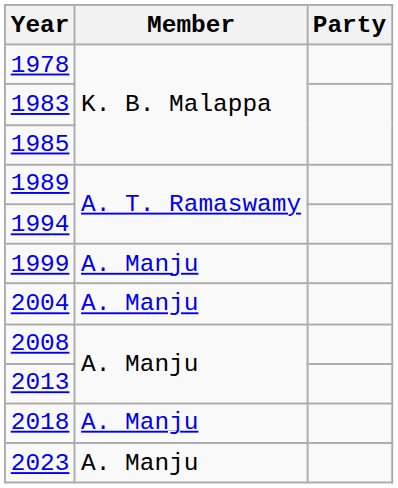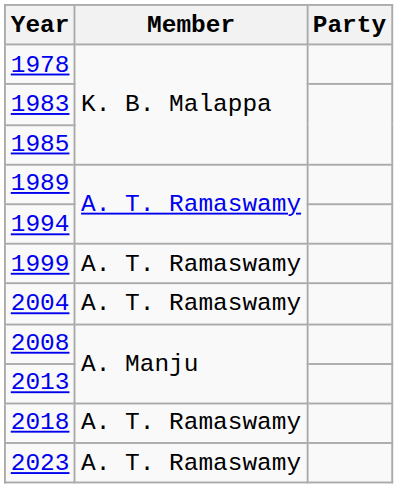(140, 264) A. Manju -> (191, 264) A. T. Ramaswamy
(140, 304) A. Manju -> (191, 304) A. T. Ramaswamy
(140, 423) A. Manju -> (191, 423) A. T. Ramaswamy
(140, 463) A. Manju -> (191, 463) A. T. Ramaswamy
